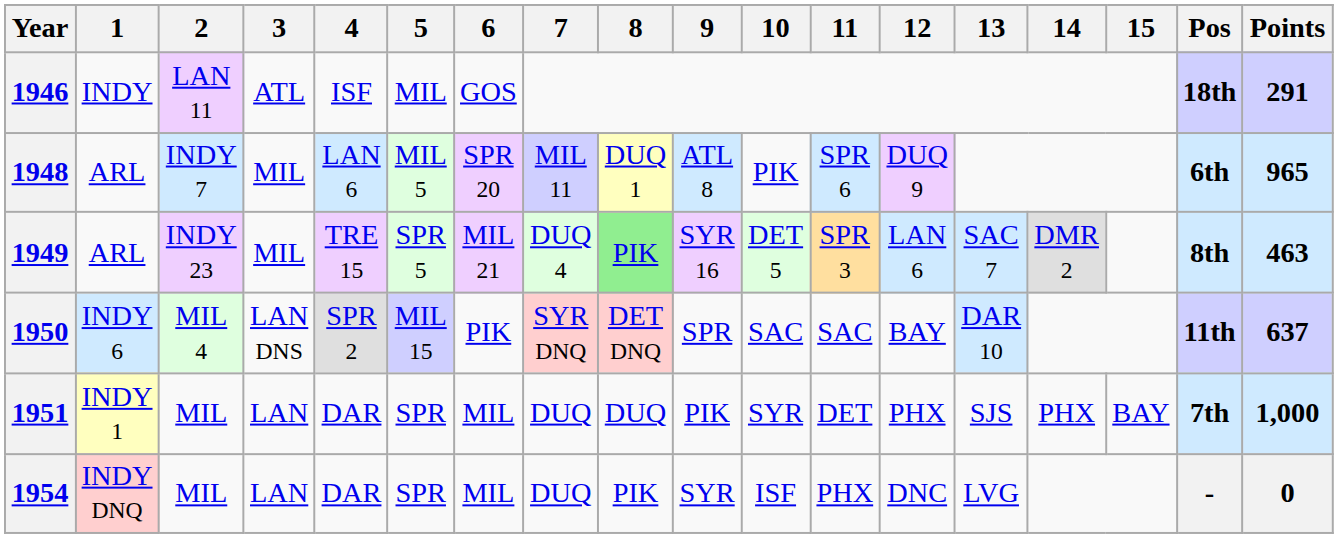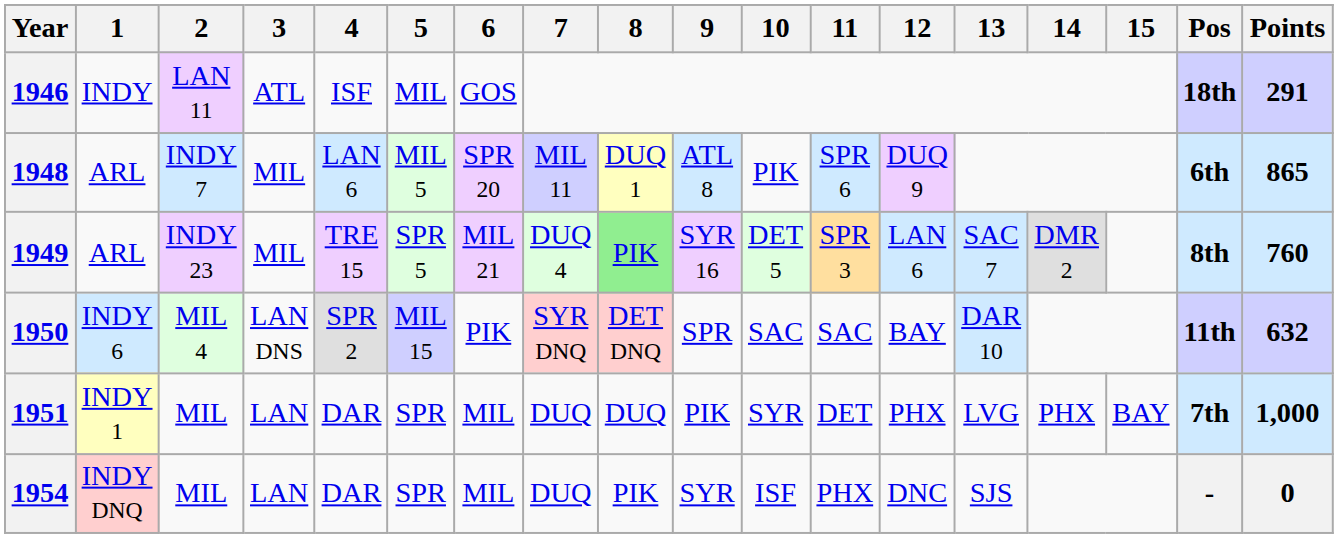(1287, 172) 965 -> (1287, 172) 865
(1287, 252) 463 -> (1287, 252) 760
(1287, 332) 637 -> (1287, 332) 632
(991, 412) SJS -> (991, 412) LVG
(991, 493) LVG -> (991, 493) SJS
